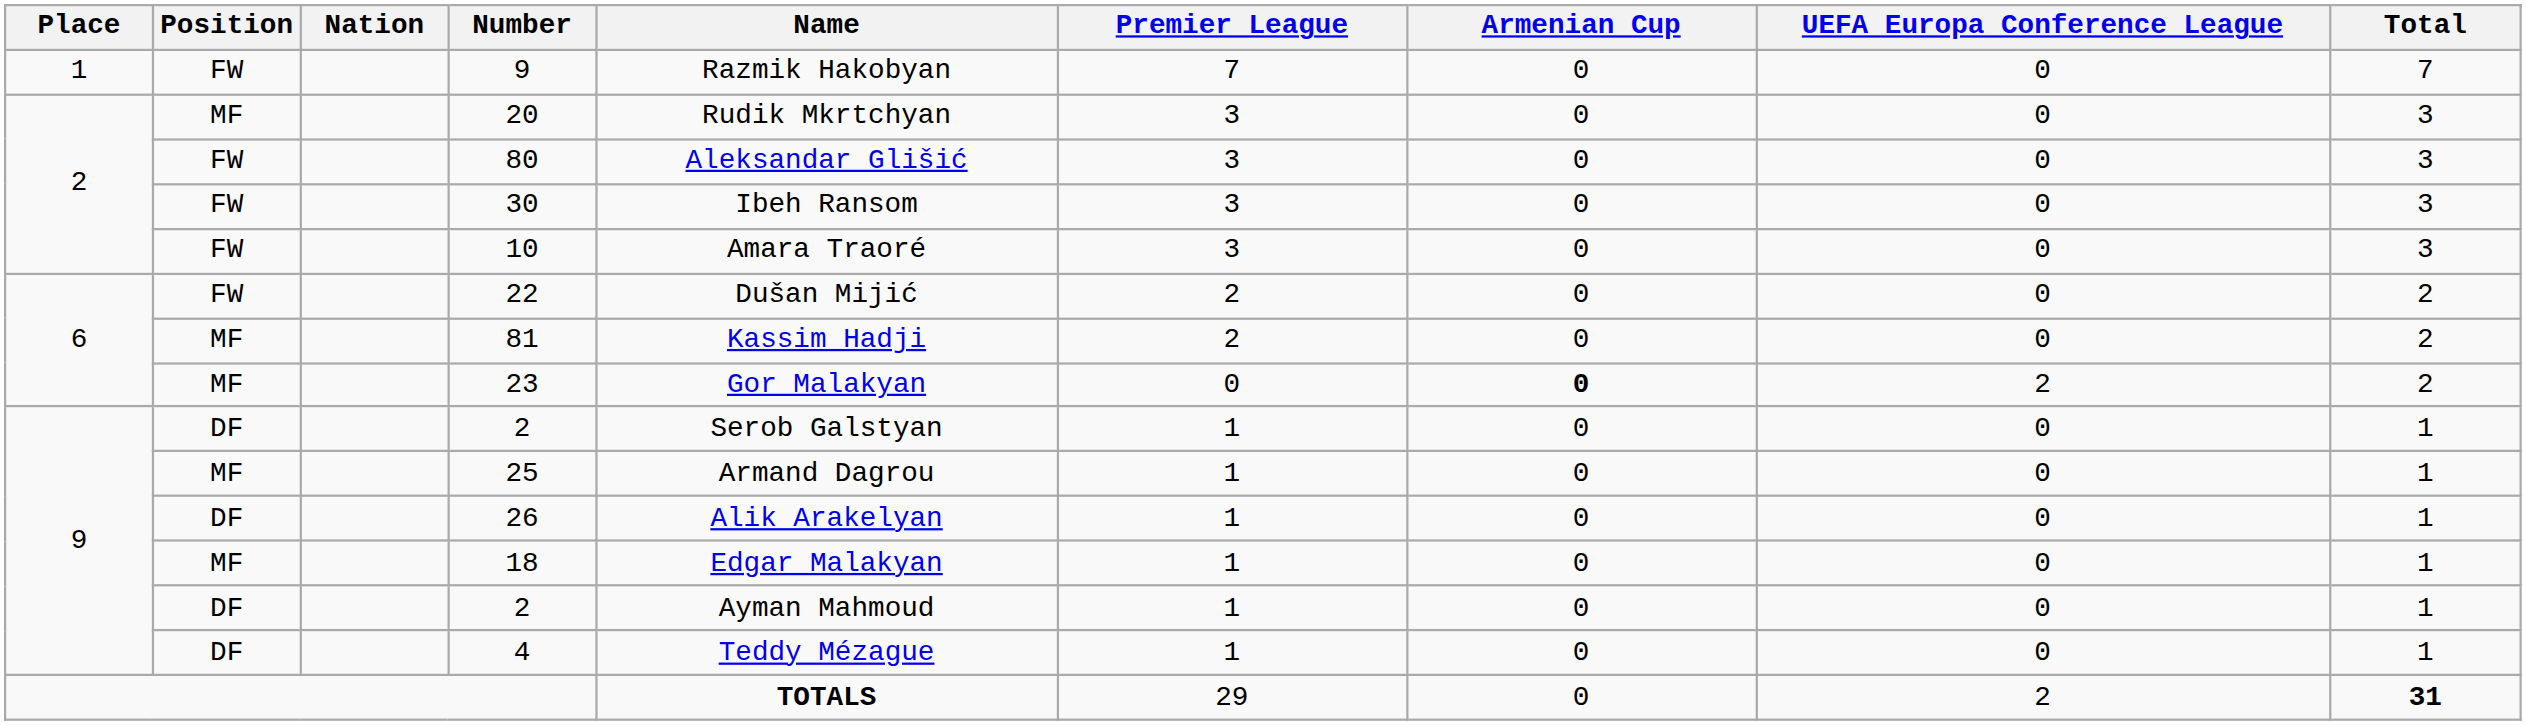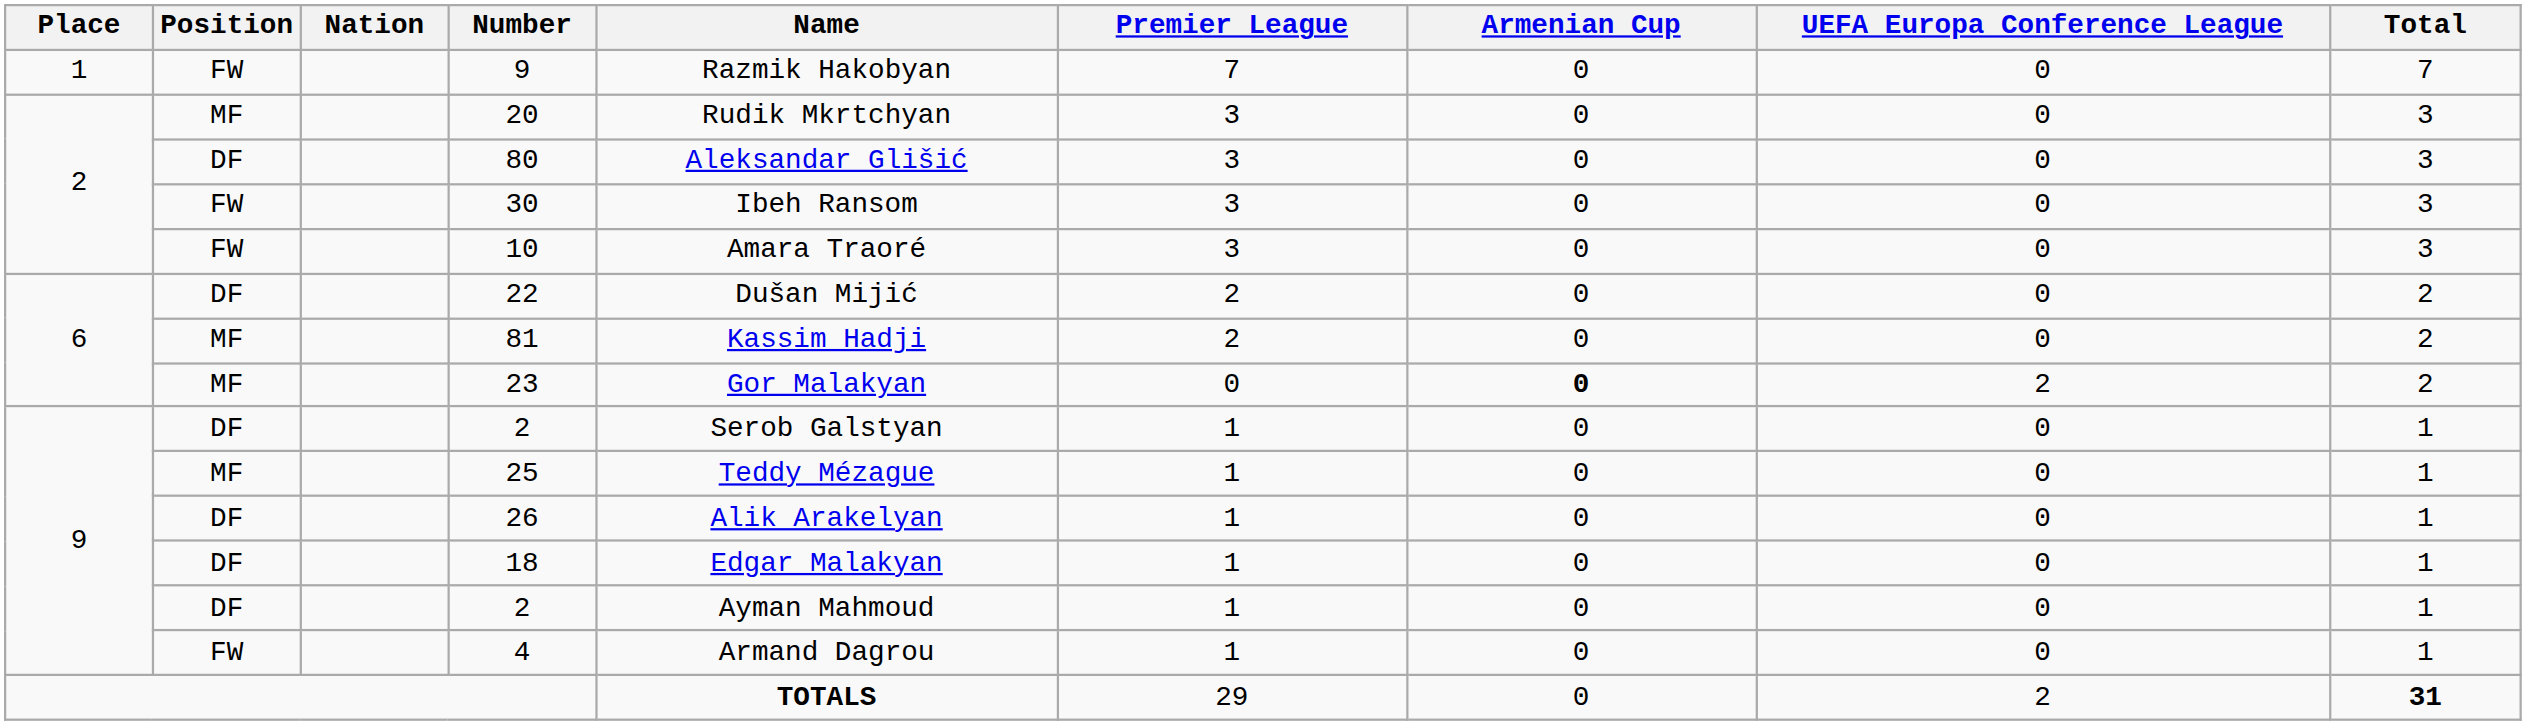(227, 162) FW -> (227, 162) DF
(227, 296) FW -> (227, 296) DF
(827, 474) Armand Dagrou -> (827, 474) Teddy Mézague
(227, 564) MF -> (227, 564) DF
(227, 653) DF -> (227, 653) FW
(827, 653) Teddy Mézague -> (827, 653) Armand Dagrou
